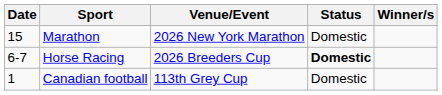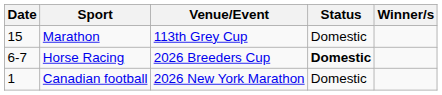(229, 36) 2026 New York Marathon -> (201, 36) 113th Grey Cup
(201, 79) 113th Grey Cup -> (229, 79) 2026 New York Marathon
